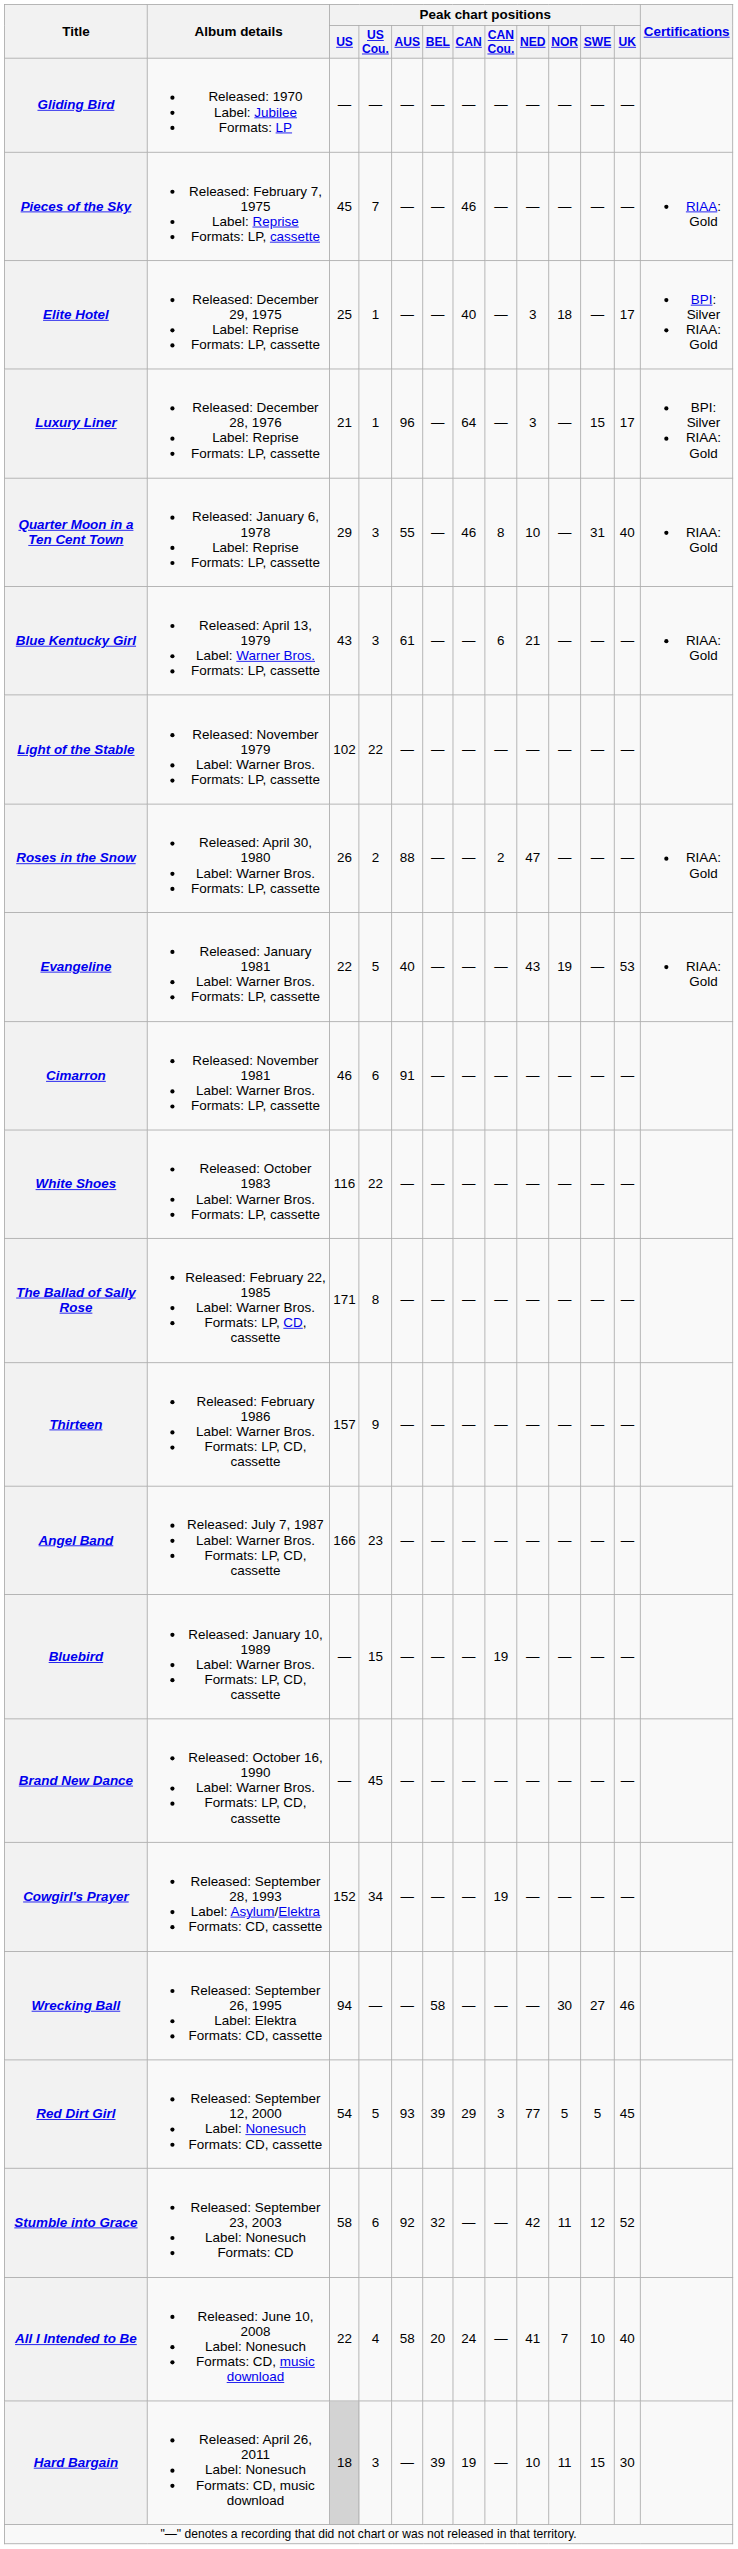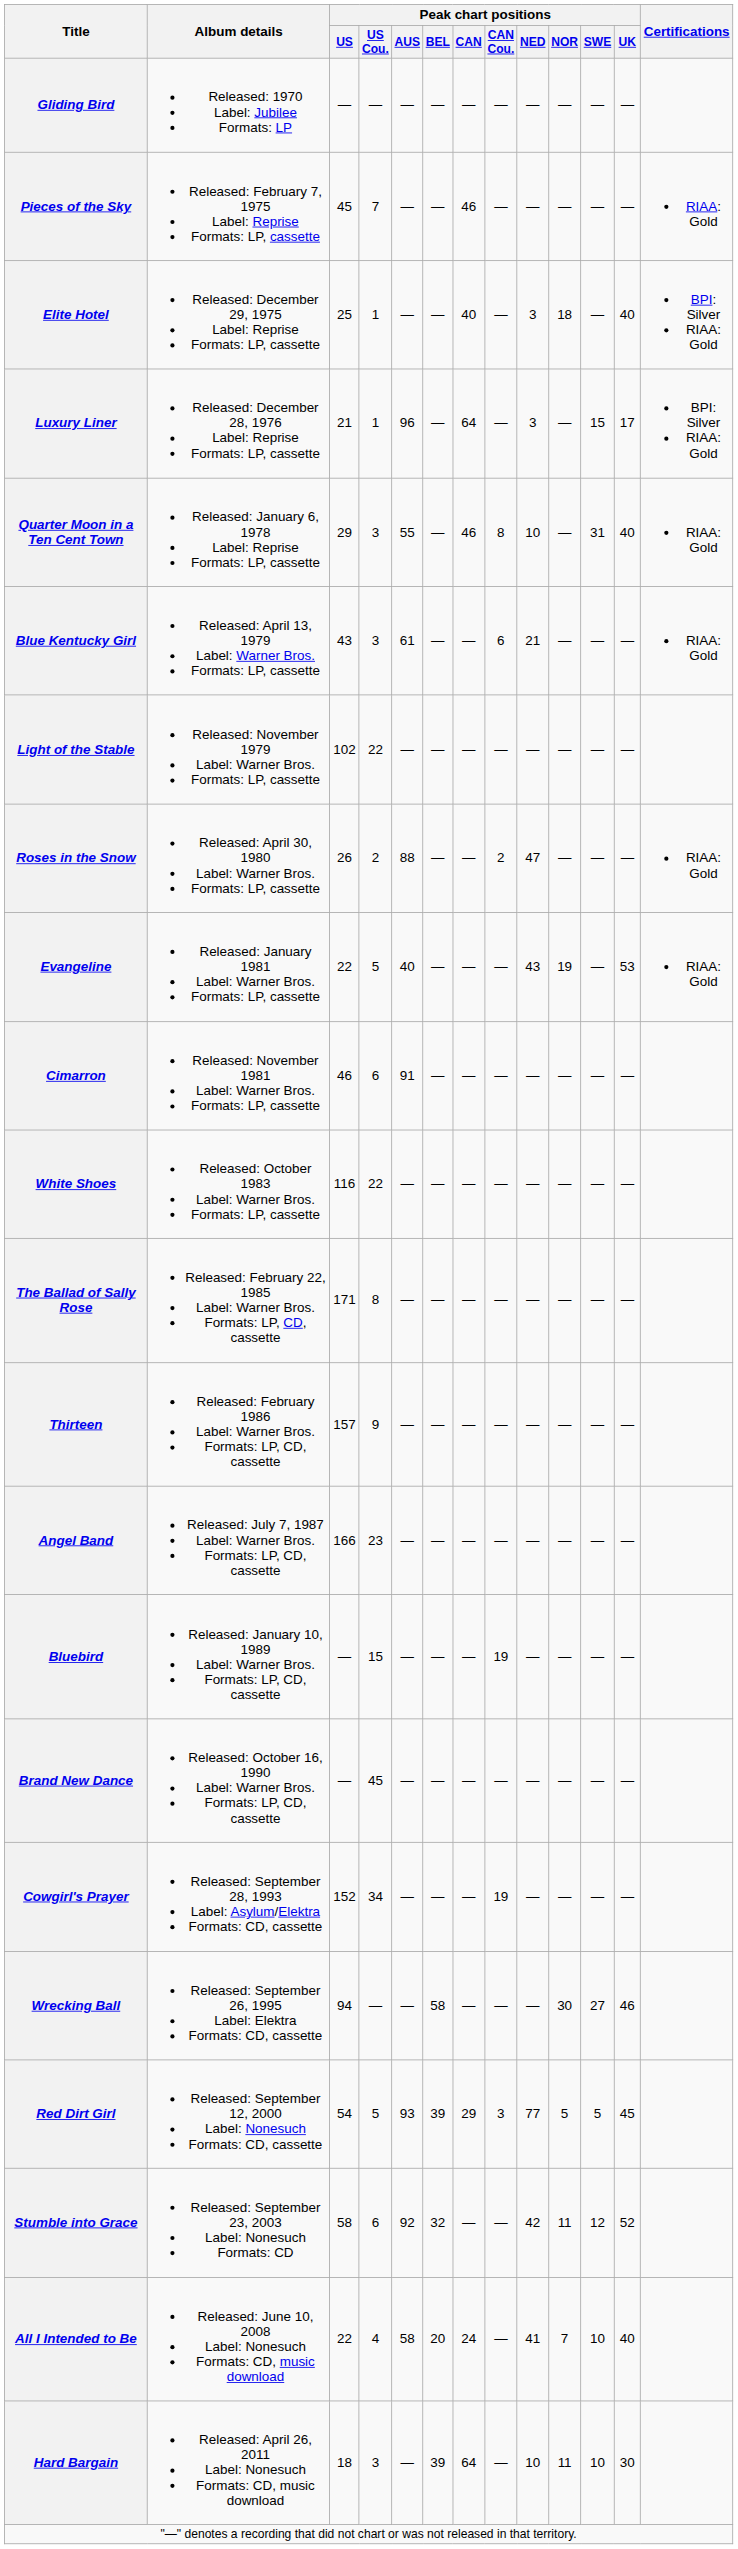(627, 314) 17 -> (627, 314) 40
(345, 2462) lightgrey background -> (345, 2462) no background
(469, 2462) 19 -> (469, 2462) 64
(597, 2462) 15 -> (597, 2462) 10
